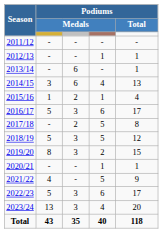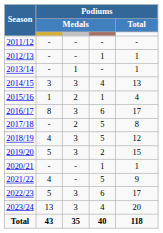(76, 69) 6 -> (76, 69) 1
(76, 83) 6 -> (76, 83) 3
(49, 111) 5 -> (49, 111) 8
(49, 138) 5 -> (49, 138) 4
(49, 152) 8 -> (49, 152) 5
